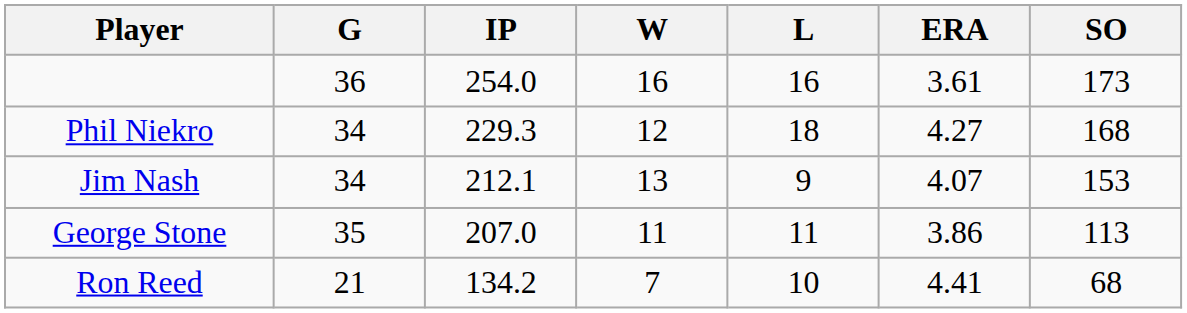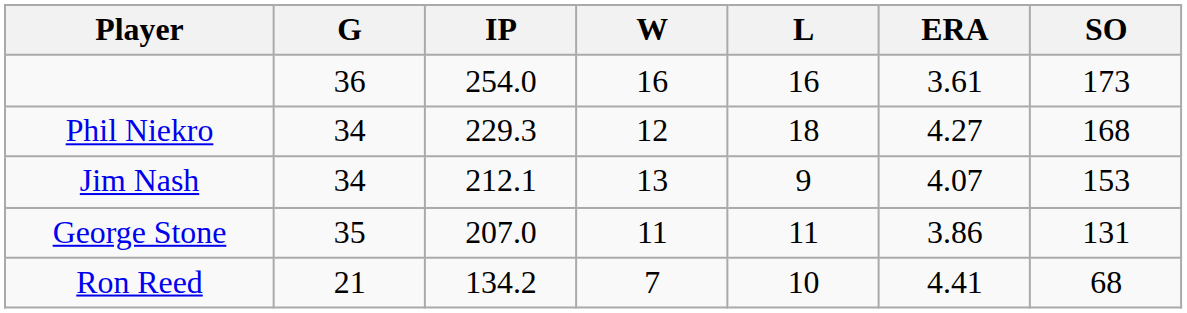(1106, 231) 113 -> (1106, 231) 131
